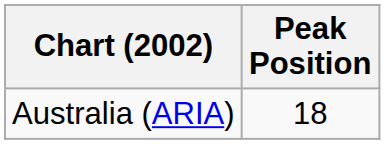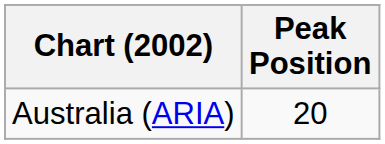(310, 113) 18 -> (310, 113) 20
